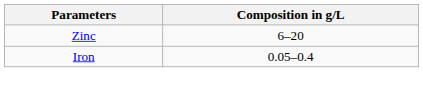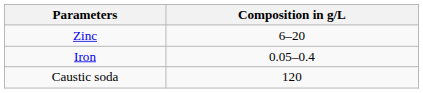+ row: (85, 77)
